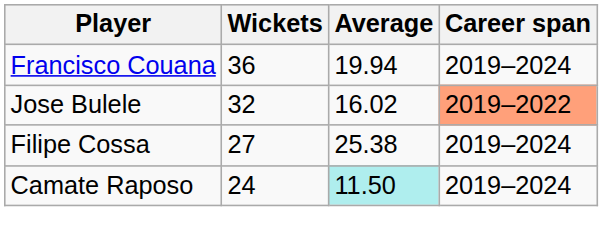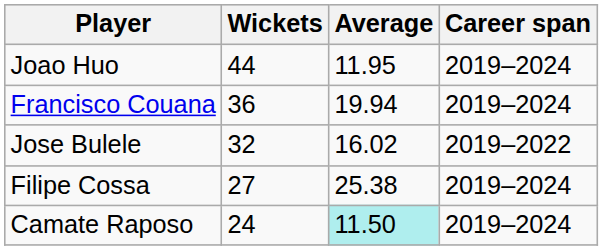+ row: (65, 64)
(508, 104) lightsalmon background -> (508, 144) no background
